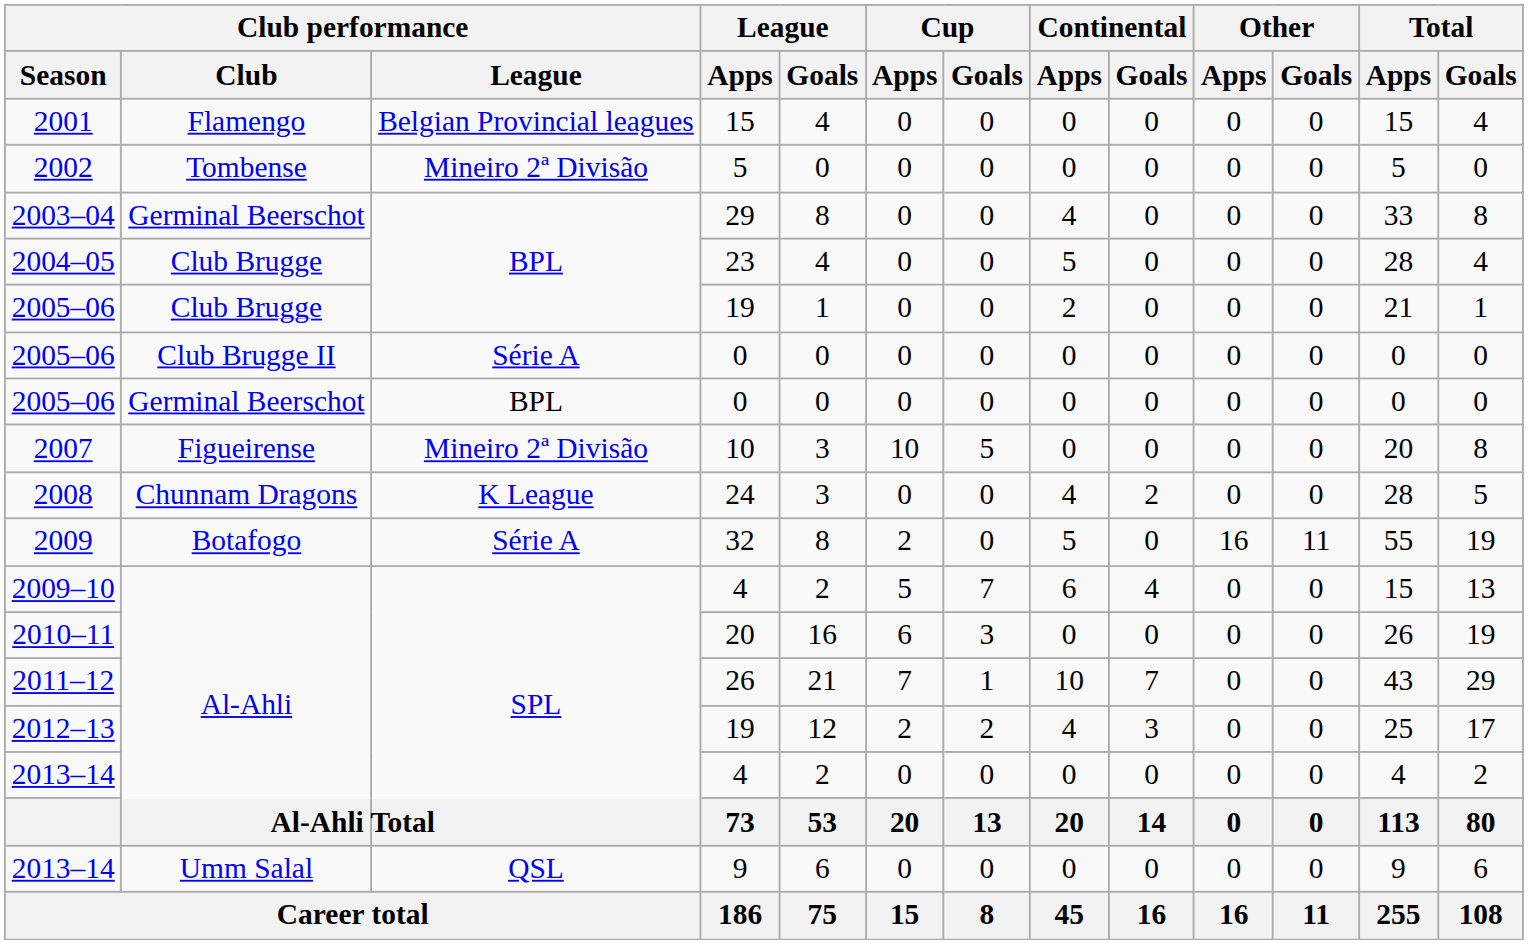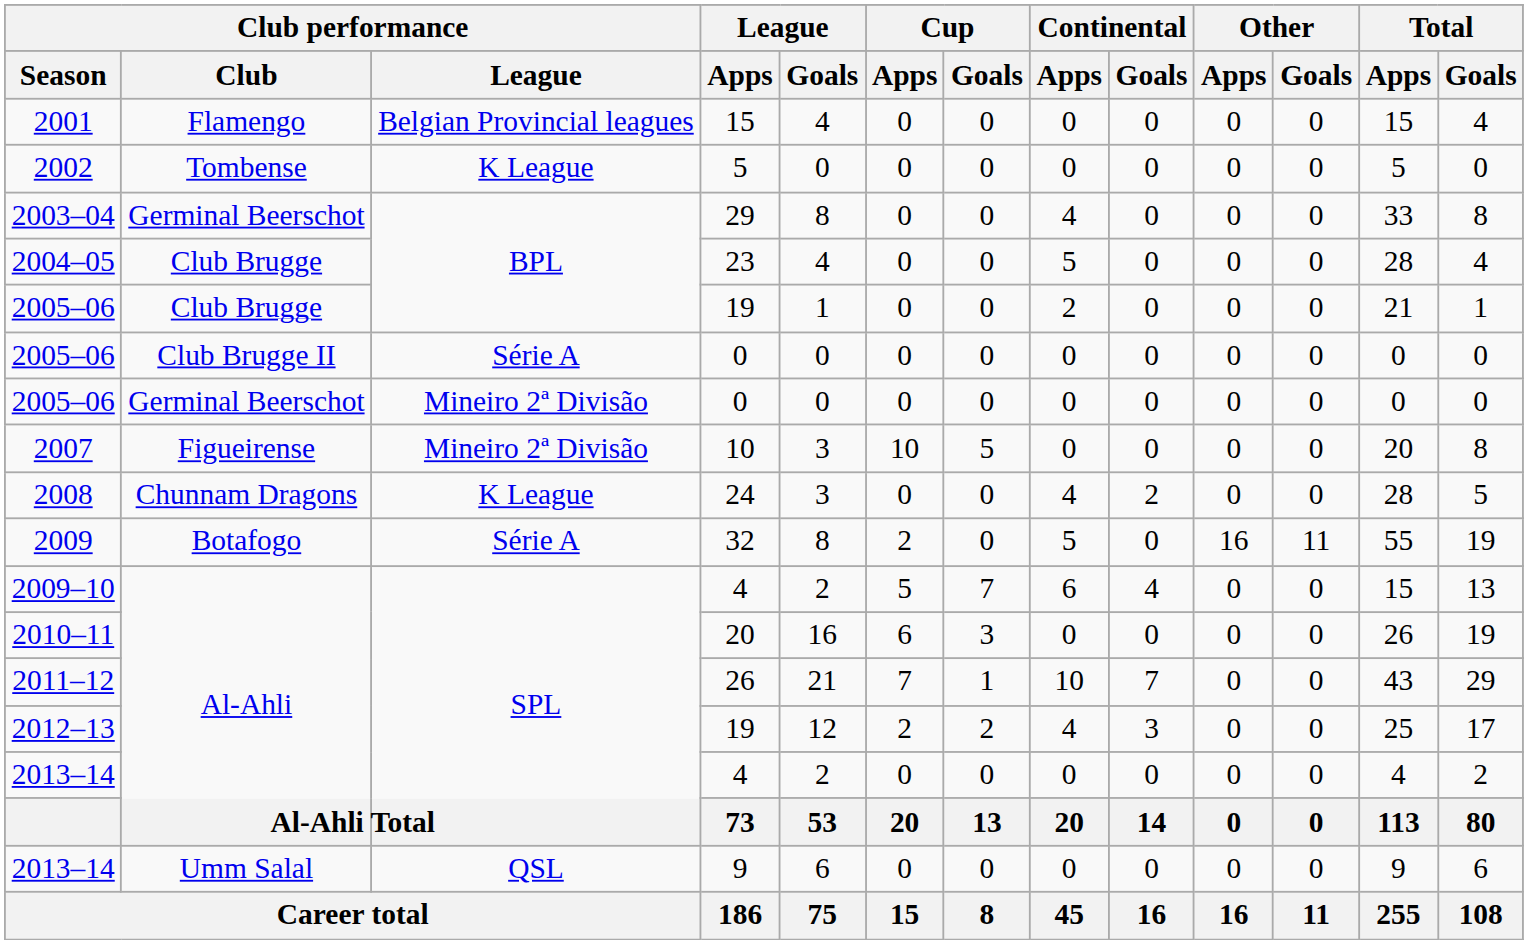(536, 167) Mineiro 2ª Divisão -> (536, 167) K League
(536, 401) BPL -> (536, 401) Mineiro 2ª Divisão
